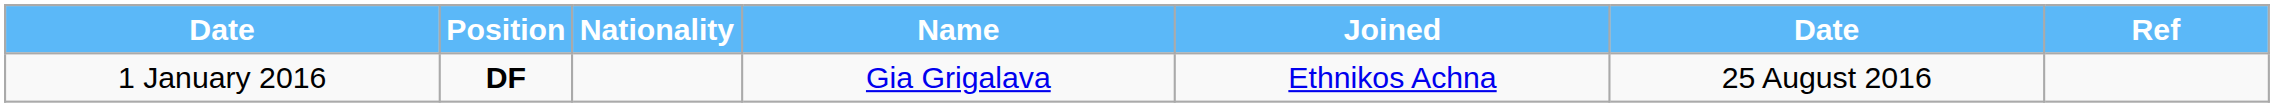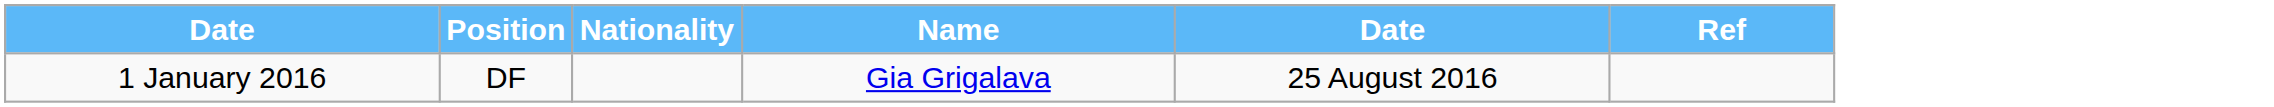- column: (1393, 29)
(506, 77) bold -> (506, 77) normal
